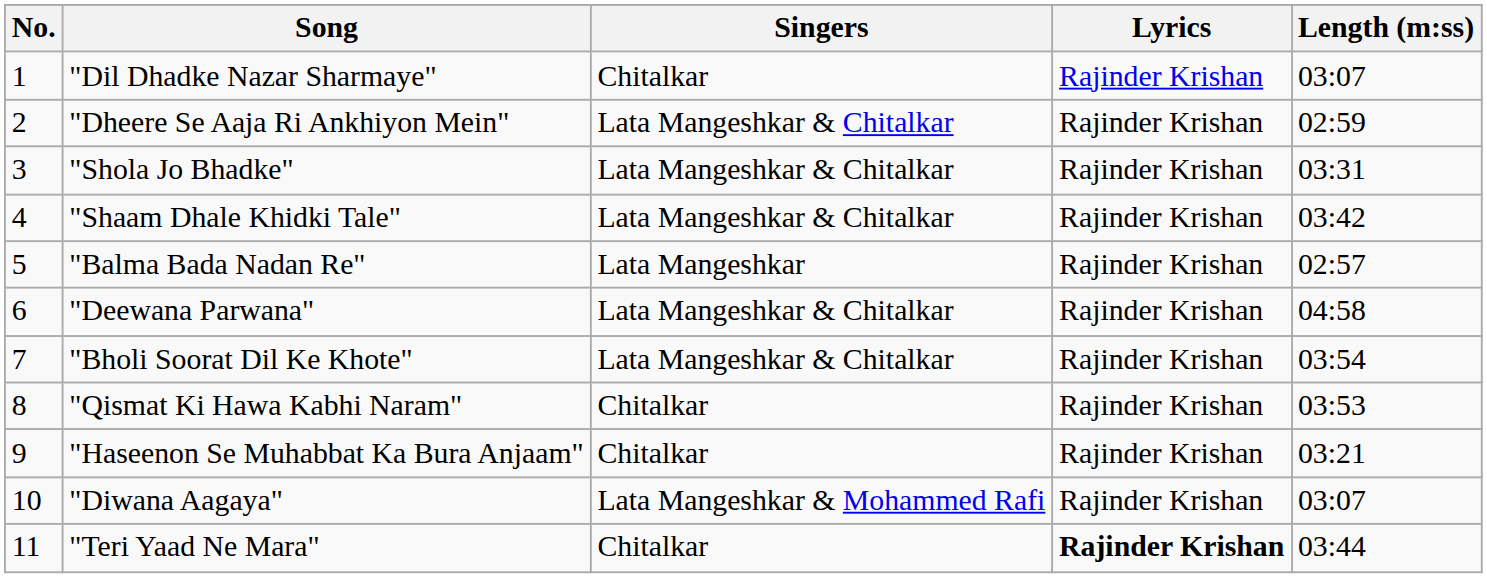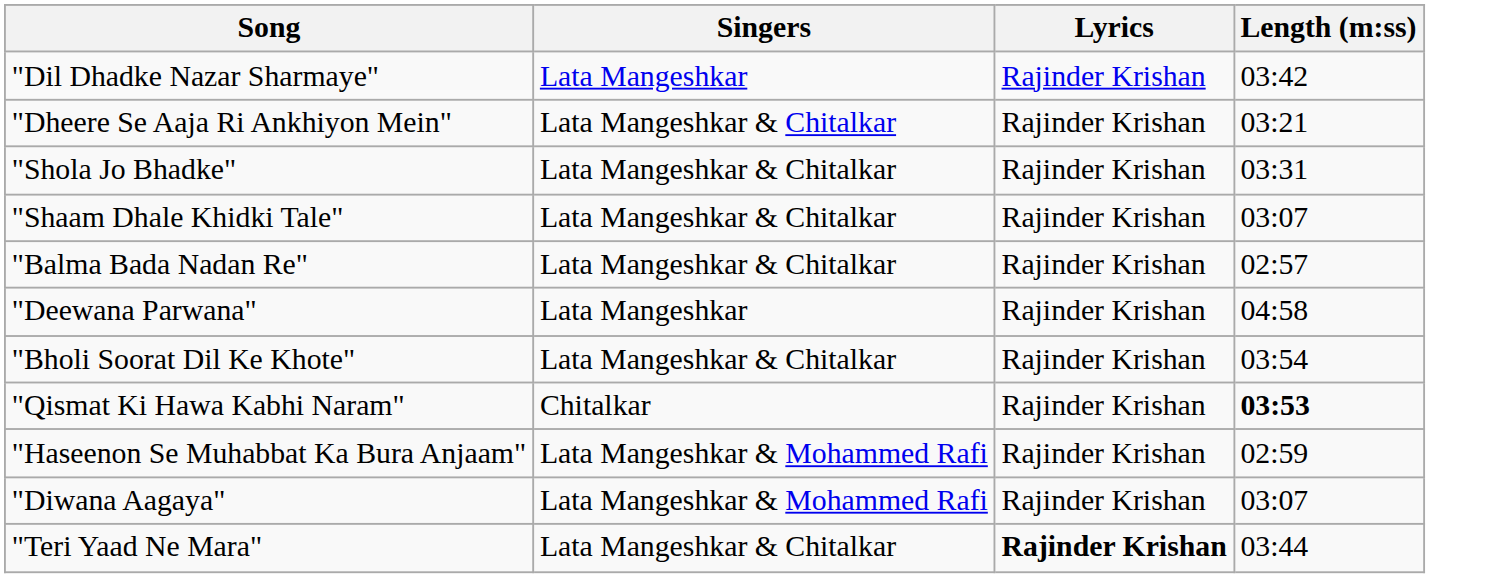- column: (34, 28)
(653, 75) Chitalkar -> (644, 75) Lata Mangeshkar
(1332, 75) 03:07 -> (1274, 75) 03:42
(1332, 122) 02:59 -> (1274, 122) 03:21
(1332, 216) 03:42 -> (1274, 216) 03:07
(701, 264) Lata Mangeshkar -> (718, 264) Lata Mangeshkar & Chitalkar
(776, 311) Lata Mangeshkar & Chitalkar -> (644, 311) Lata Mangeshkar
(1332, 405) normal -> (1275, 405) bold
(653, 452) Chitalkar -> (764, 452) Lata Mangeshkar & Mohammed Rafi
(1332, 452) 03:21 -> (1274, 452) 02:59
(653, 547) Chitalkar -> (718, 547) Lata Mangeshkar & Chitalkar
